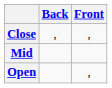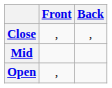columns swapped: (89, 14) <-> (55, 14)
